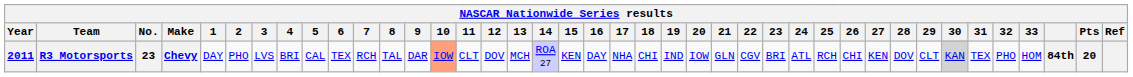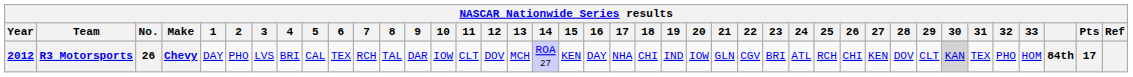(21, 56) 2011 -> (21, 56) 2012
(149, 56) 23 -> (149, 56) 26
(443, 56) lightsalmon background -> (443, 56) no background
(1089, 56) 20 -> (1089, 56) 17
